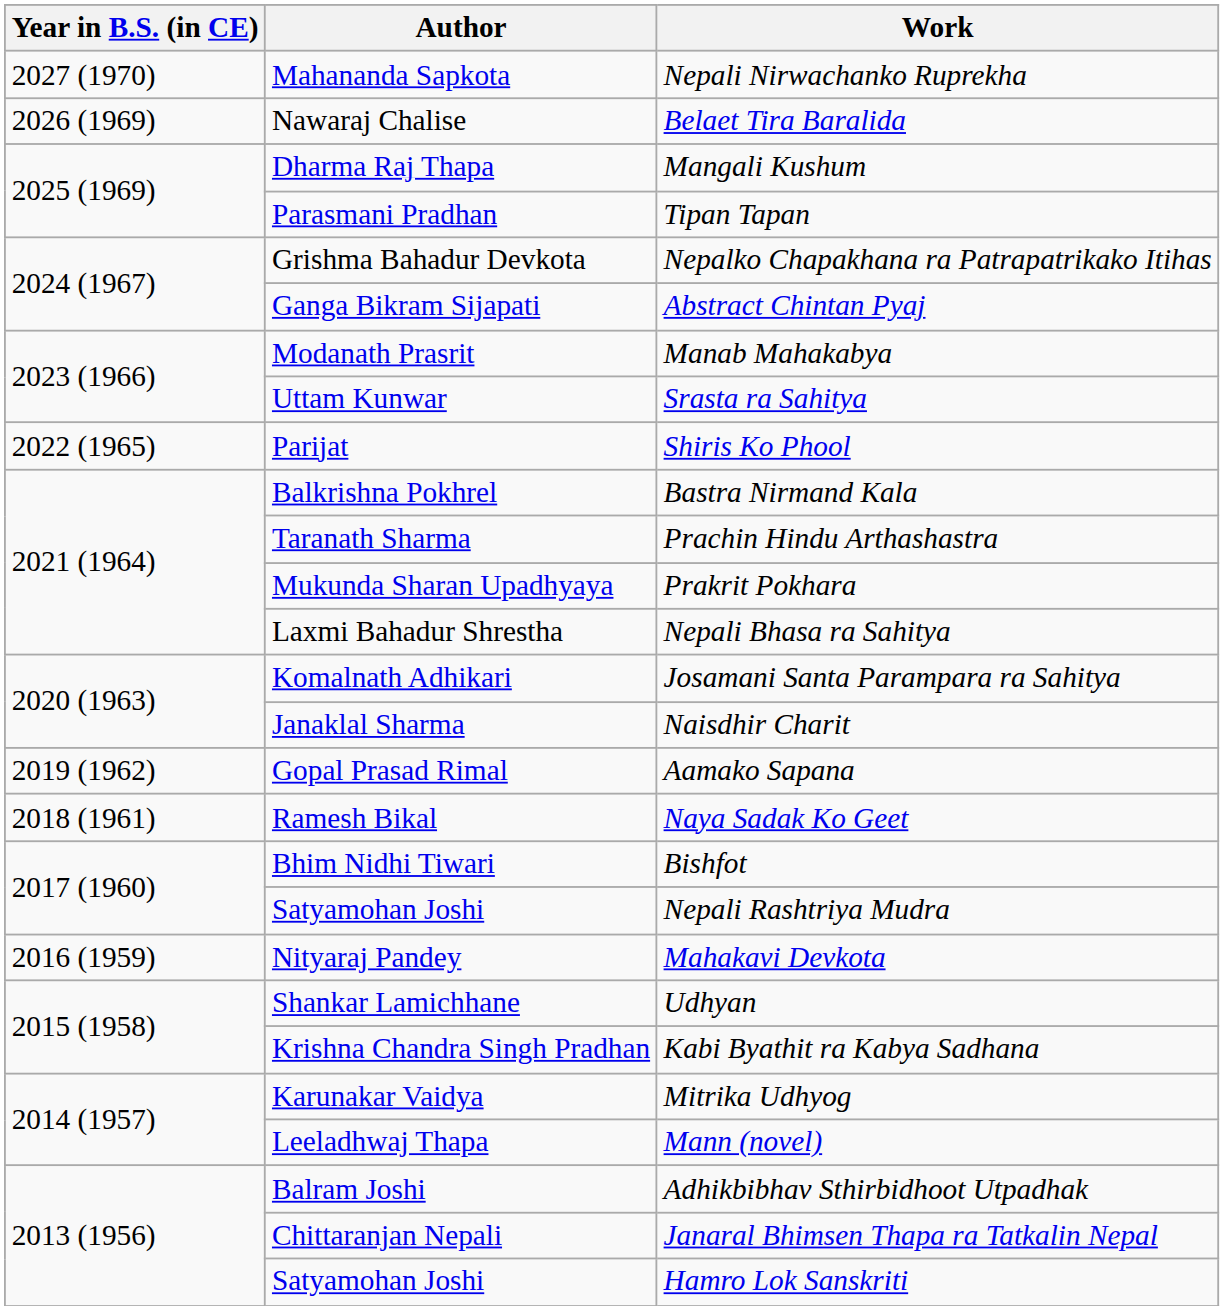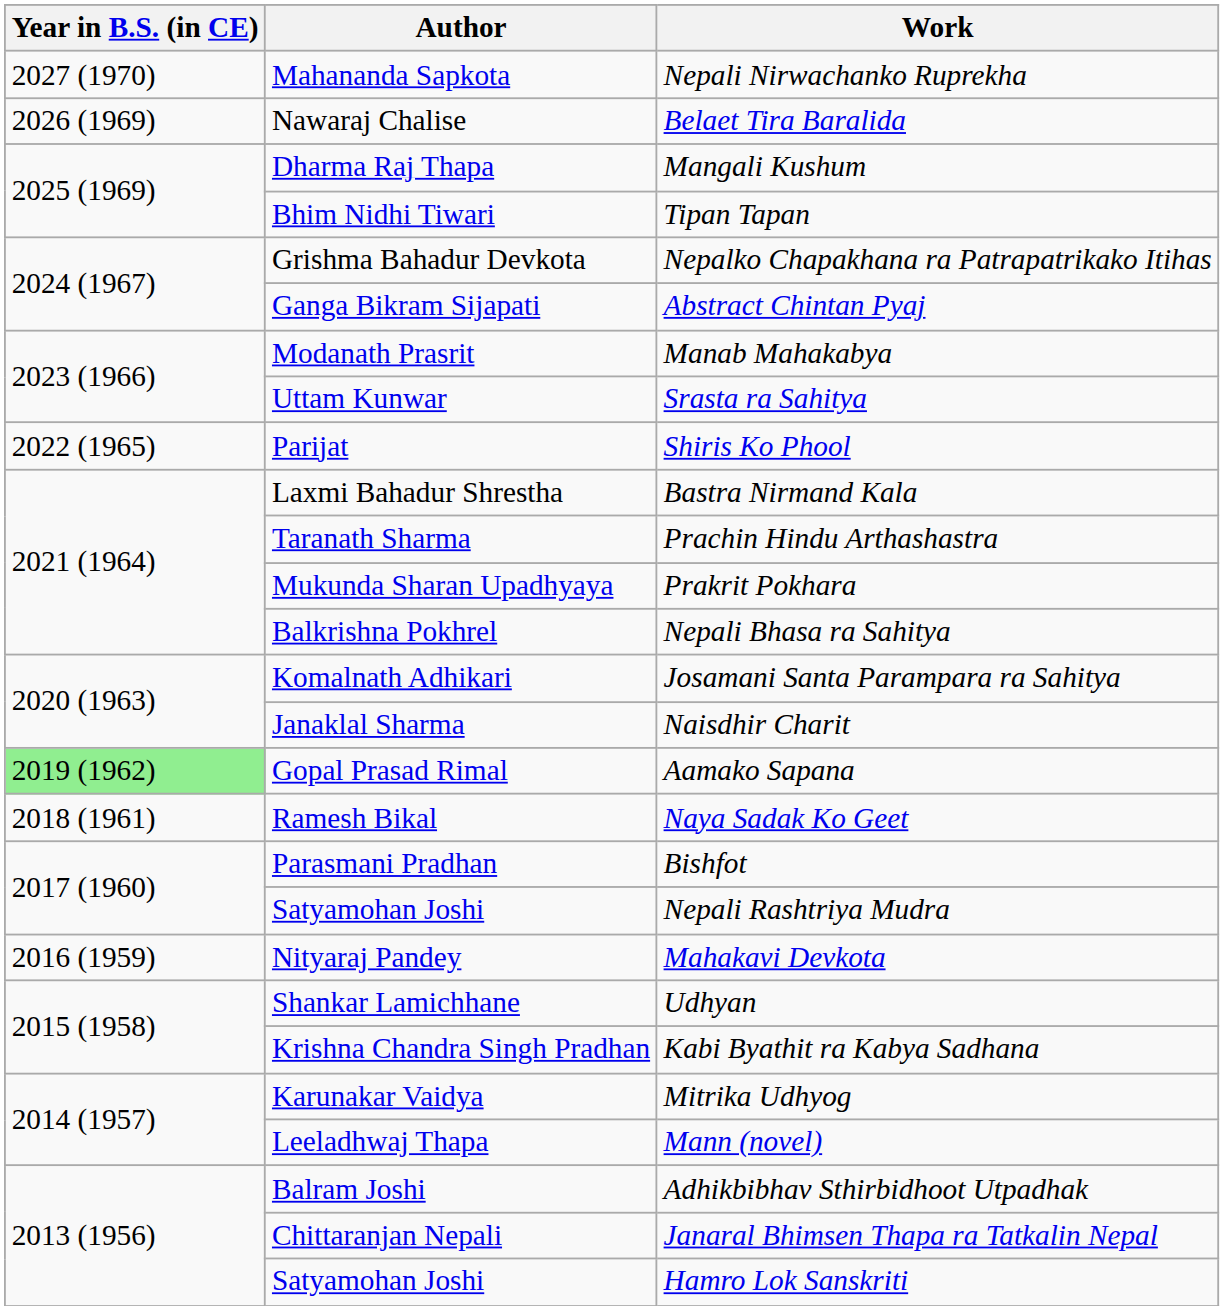(385, 213) Parasmani Pradhan -> (383, 213) Bhim Nidhi Tiwari
(385, 492) Balkrishna Pokhrel -> (418, 492) Laxmi Bahadur Shrestha
(418, 631) Laxmi Bahadur Shrestha -> (385, 631) Balkrishna Pokhrel
(84, 770) no background -> (84, 770) lightgreen background
(383, 863) Bhim Nidhi Tiwari -> (385, 863) Parasmani Pradhan
